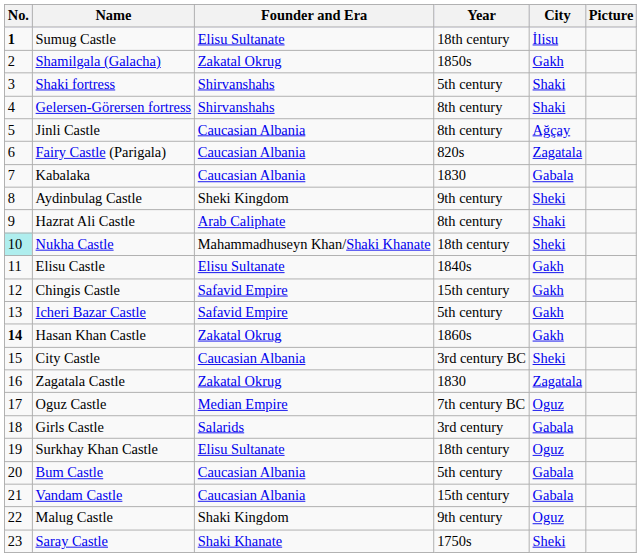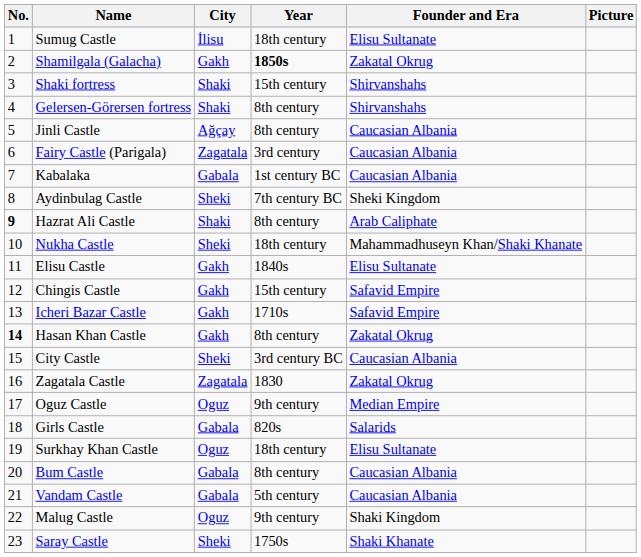columns swapped: (557, 15) <-> (314, 15)
(11, 38) bold -> (11, 38) normal
(454, 61) normal -> (271, 61) bold
(470, 84) 5th century -> (290, 84) 15th century
(451, 152) 820s -> (287, 152) 3rd century
(452, 175) 1830 -> (297, 175) 1st century BC
(470, 198) 9th century -> (298, 198) 7th century BC
(11, 221) normal -> (11, 221) bold
(15, 244) paleturquoise background -> (15, 244) no background
(470, 312) 5th century -> (271, 312) 1710s
(454, 335) 1860s -> (287, 335) 8th century
(481, 404) 7th century BC -> (287, 404) 9th century
(470, 426) 3rd century -> (268, 426) 820s
(470, 472) 5th century -> (287, 472) 8th century
(473, 495) 15th century -> (287, 495) 5th century
